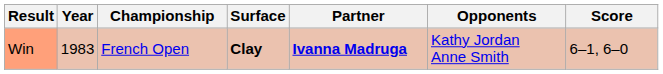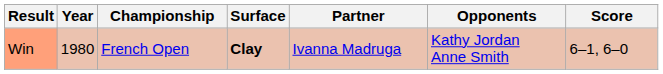(78, 48) 1983 -> (78, 48) 1980
(350, 48) bold -> (347, 48) normal
